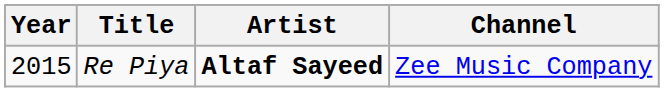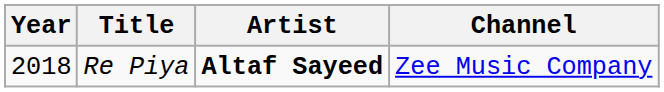(41, 67) 2015 -> (41, 67) 2018
